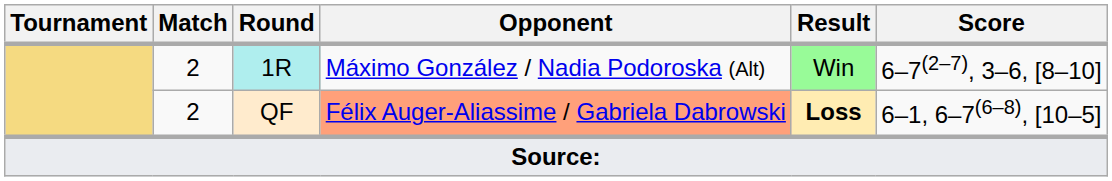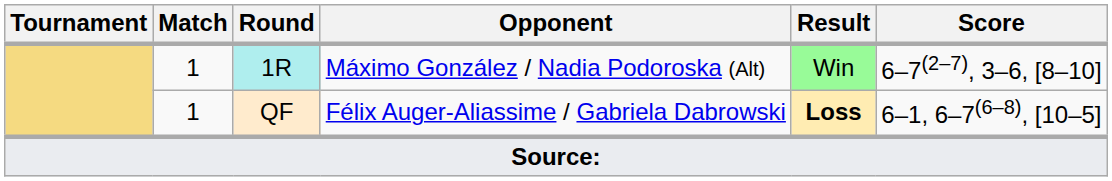(193, 67) 2 -> (193, 67) 1
(193, 112) 2 -> (193, 112) 1
(556, 112) lightsalmon background -> (556, 112) no background
